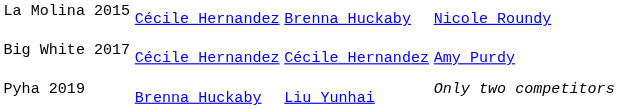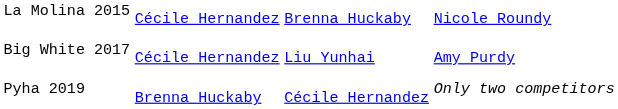(357, 58) Cécile Hernandez -> (330, 58) Liu Yunhai
(330, 97) Liu Yunhai -> (357, 97) Cécile Hernandez
